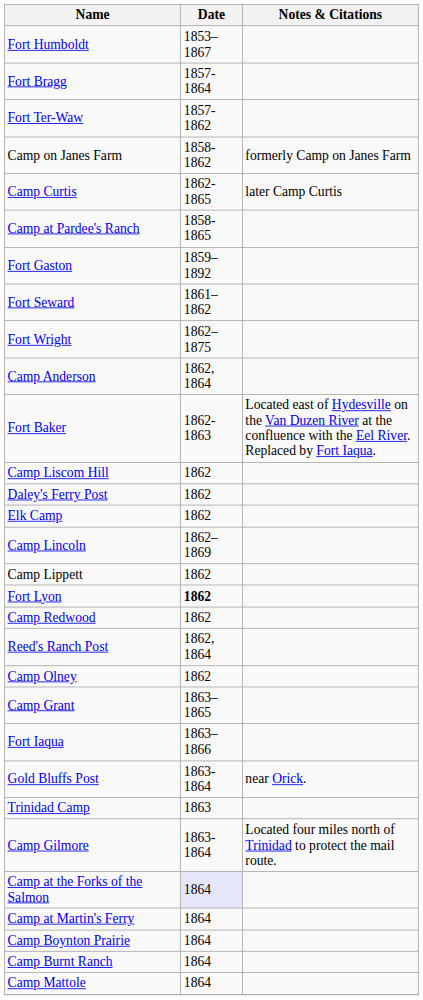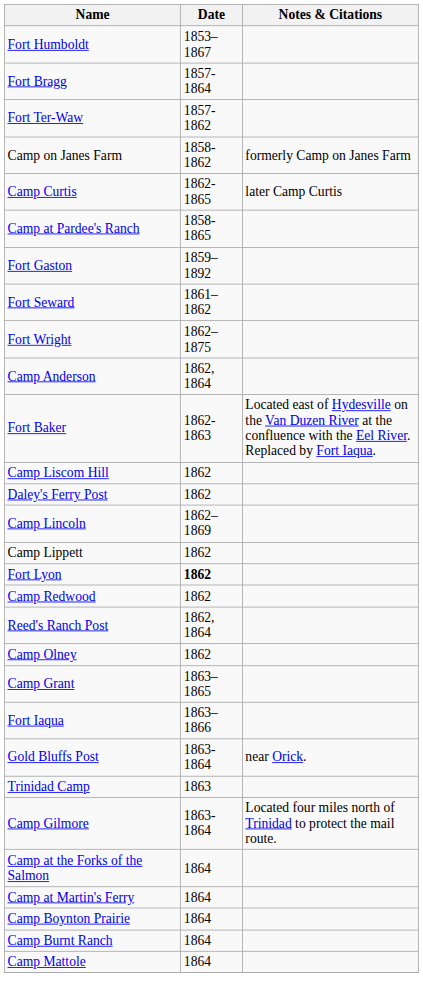- row: (35, 516)
(197, 889) lavender background -> (197, 868) no background
